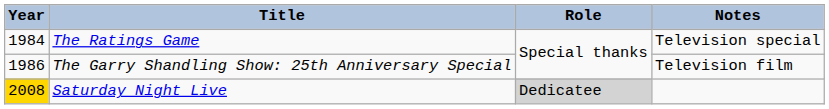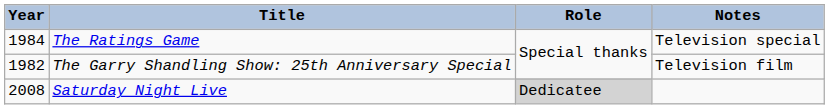(27, 67) 1986 -> (27, 67) 1982
(27, 91) gold background -> (27, 91) no background
